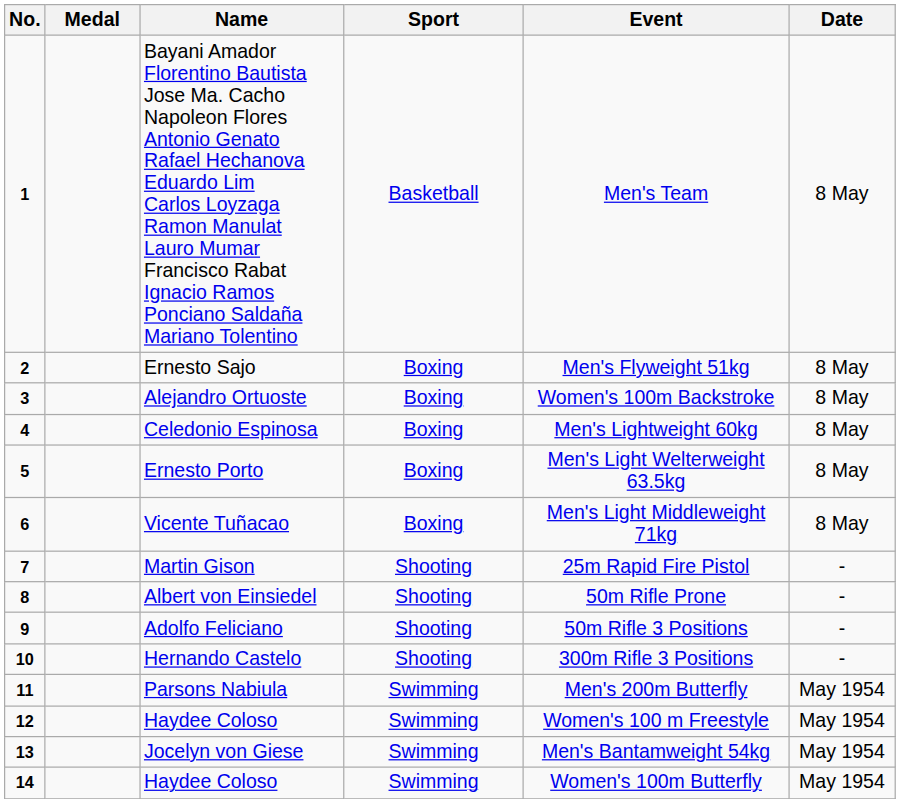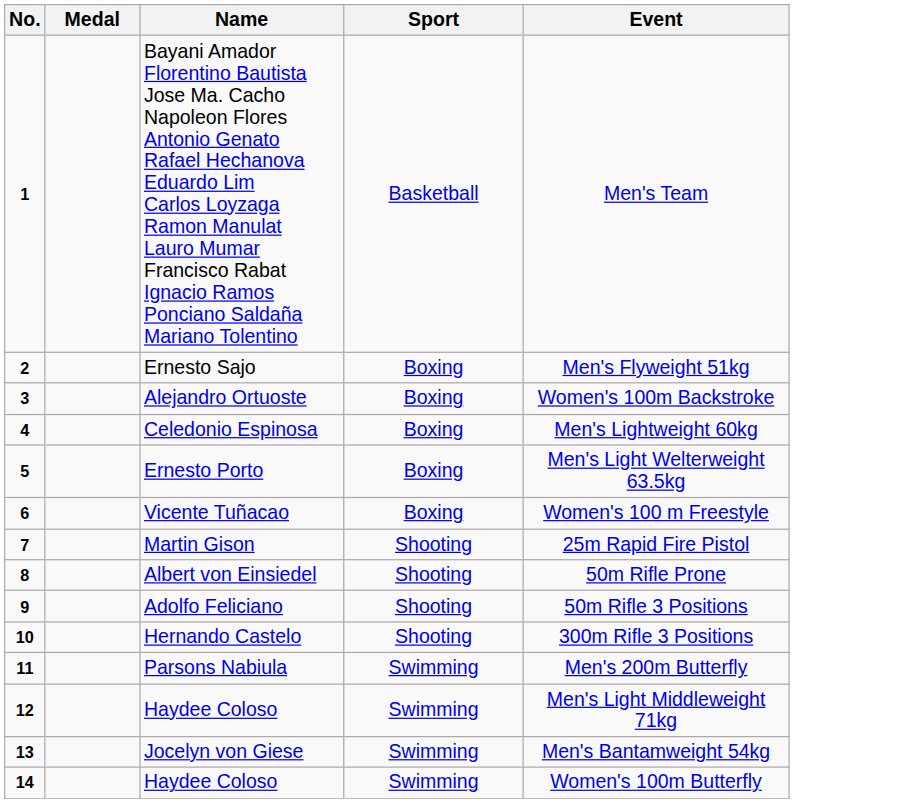- column: (842, 19)
(656, 524) Men's Light Middleweight 71kg -> (656, 513) Women's 100 m Freestyle
(656, 720) Women's 100 m Freestyle -> (656, 709) Men's Light Middleweight 71kg
